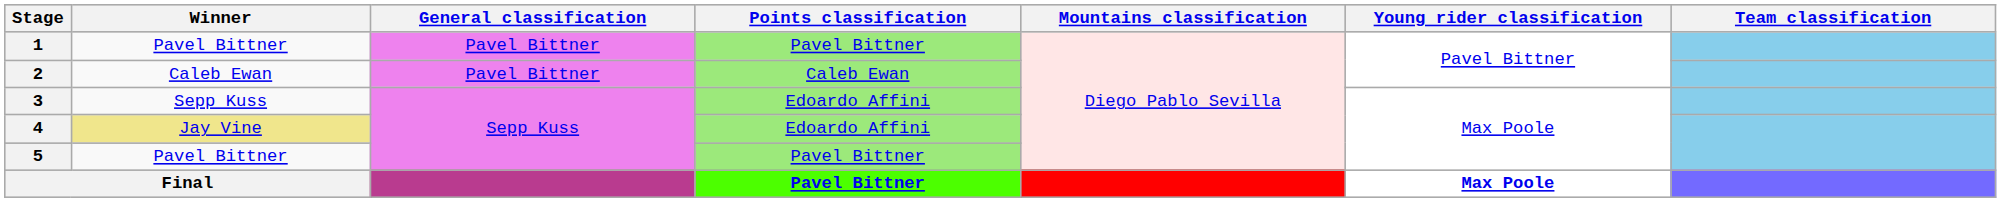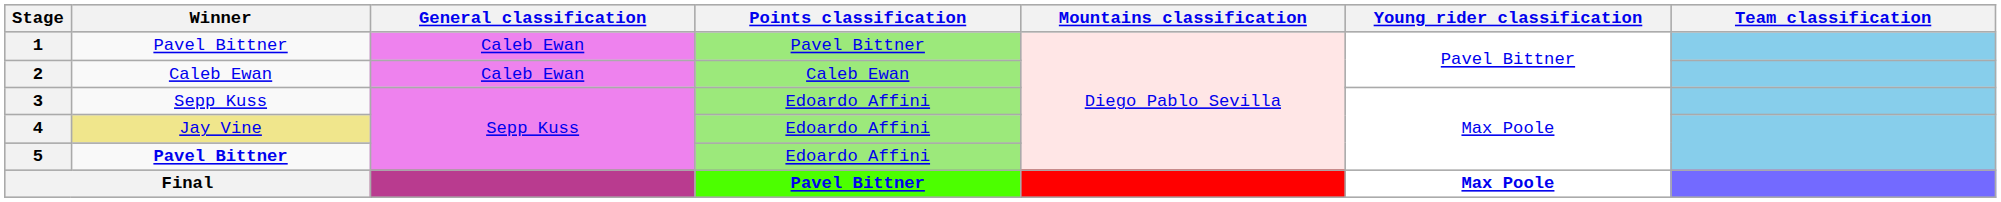(533, 46) Pavel Bittner -> (533, 46) Caleb Ewan
(533, 73) Pavel Bittner -> (533, 73) Caleb Ewan
(221, 156) normal -> (221, 156) bold
(858, 156) Pavel Bittner -> (858, 156) Edoardo Affini
